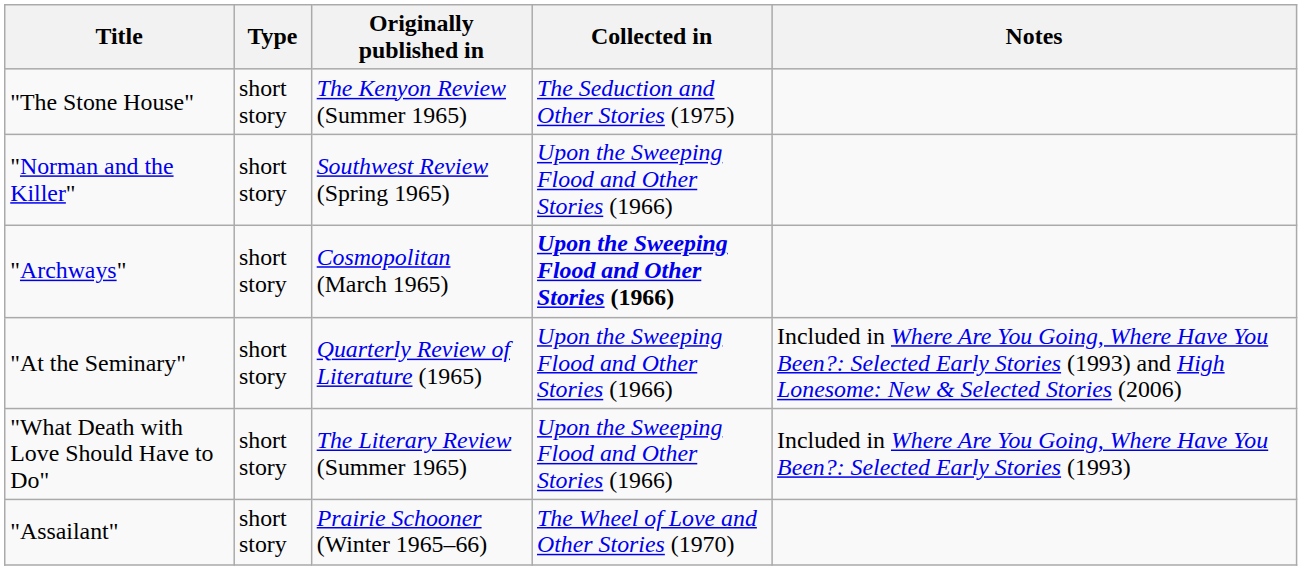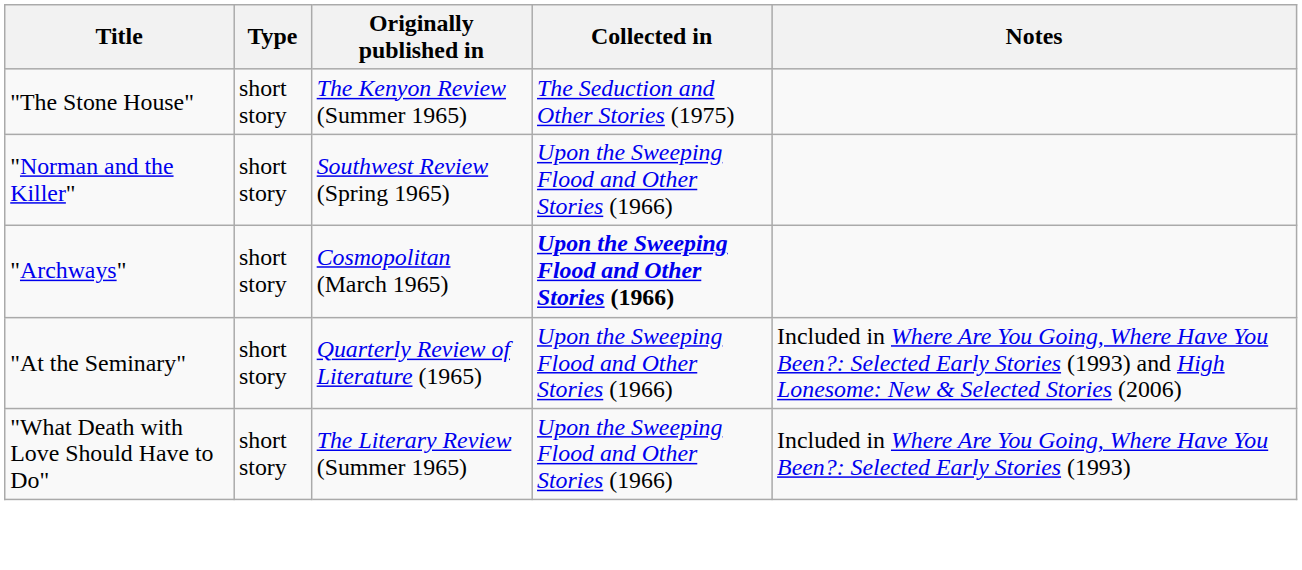- row: (64, 531)
